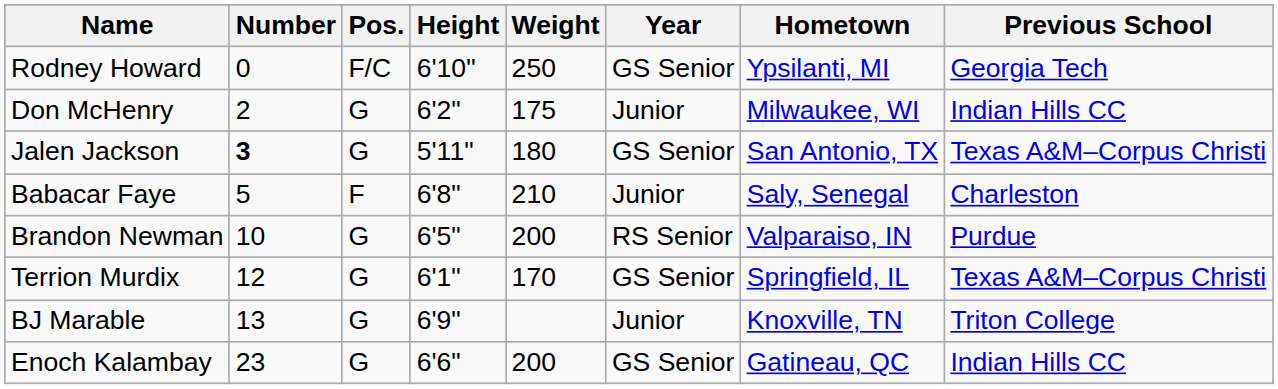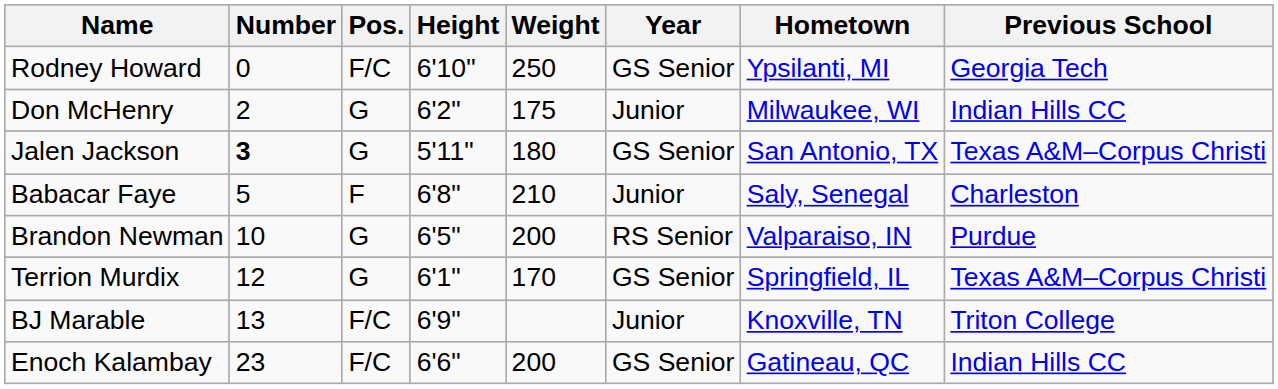(359, 320) G -> (370, 320) F/C
(359, 362) G -> (370, 362) F/C
